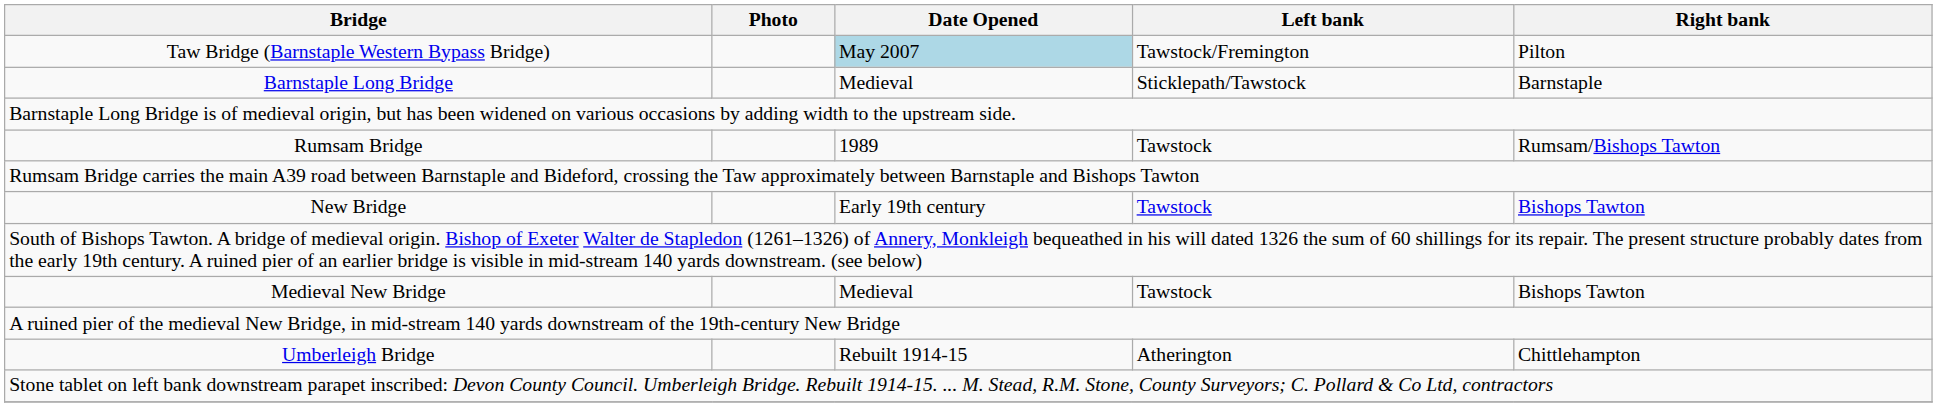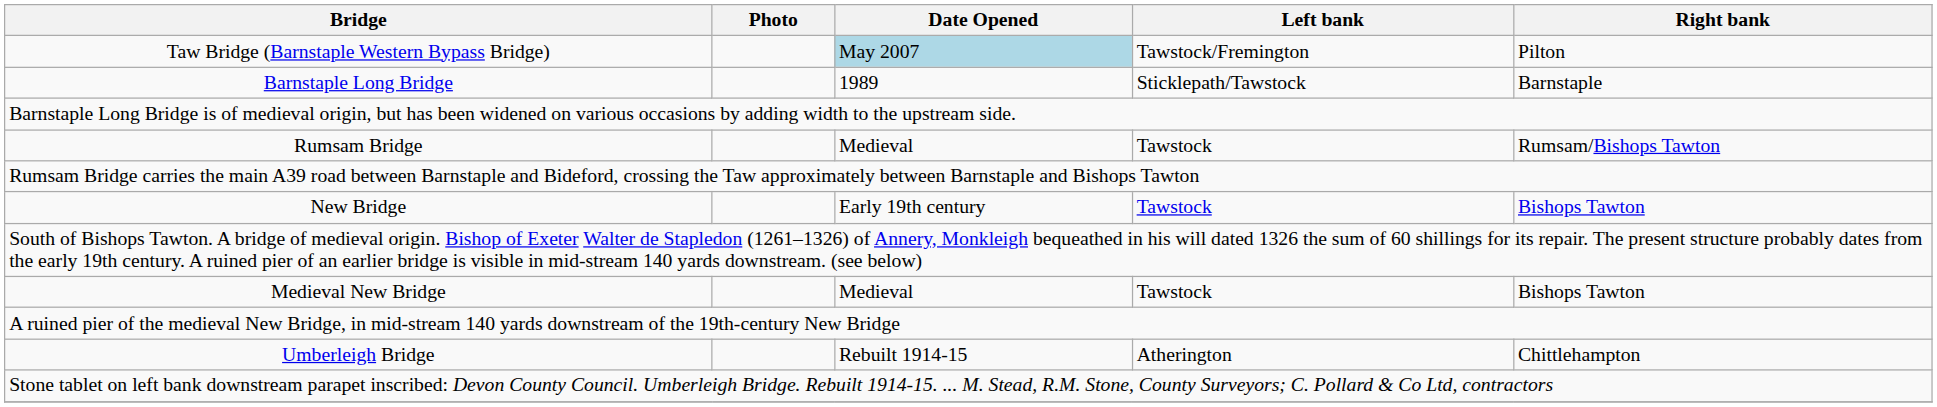(876, 82) Medieval -> (859, 82) 1989
(859, 144) 1989 -> (876, 144) Medieval
